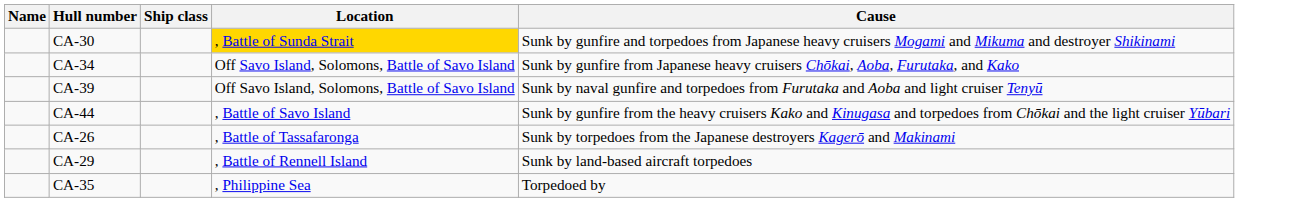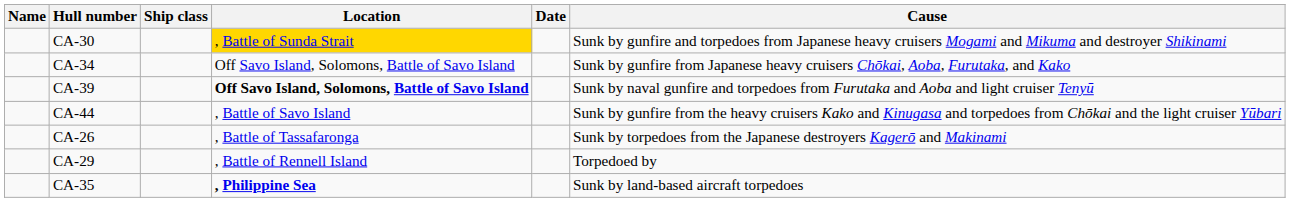+ column: (551, 16)
(365, 88) normal -> (372, 88) bold
(637, 161) Sunk by land-based aircraft torpedoes -> (615, 161) Torpedoed by
(263, 185) normal -> (265, 185) bold
(564, 185) Torpedoed by -> (688, 185) Sunk by land-based aircraft torpedoes
